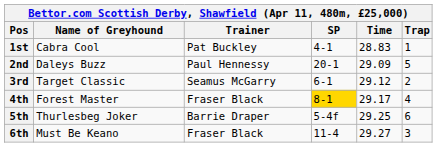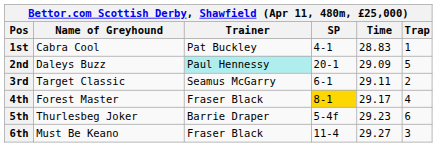(228, 64) no background -> (228, 64) paleturquoise background
(375, 82) 29.12 -> (375, 82) 29.11
(375, 116) 29.25 -> (375, 116) 29.23
